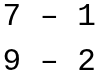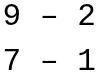rows swapped: (49, 62) <-> (49, 17)
